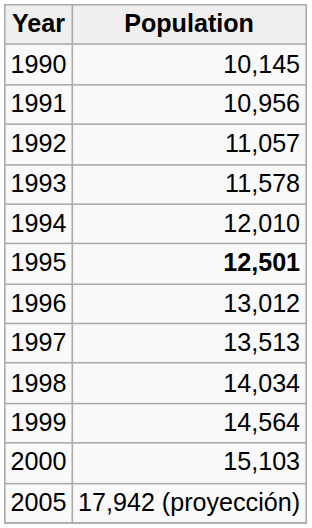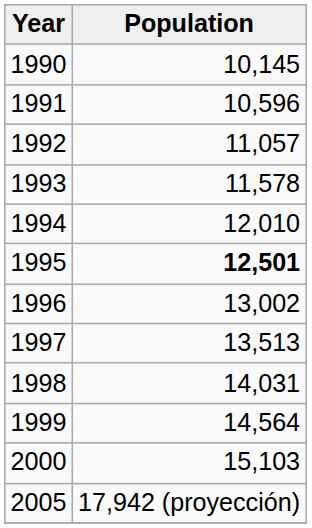(262, 104) 10,956 -> (262, 104) 10,596
(262, 303) 13,012 -> (262, 303) 13,002
(262, 382) 14,034 -> (262, 382) 14,031
